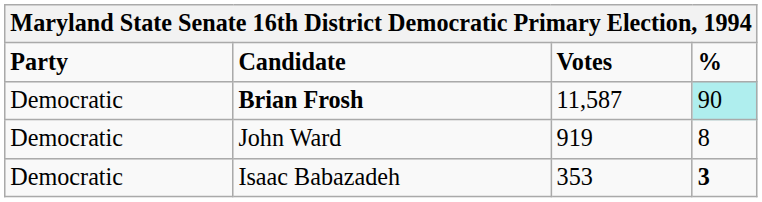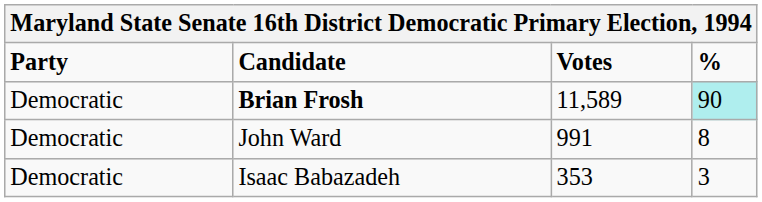(589, 100) 11,587 -> (589, 100) 11,589
(575, 138) 919 -> (575, 138) 991
(704, 176) bold -> (704, 176) normal
